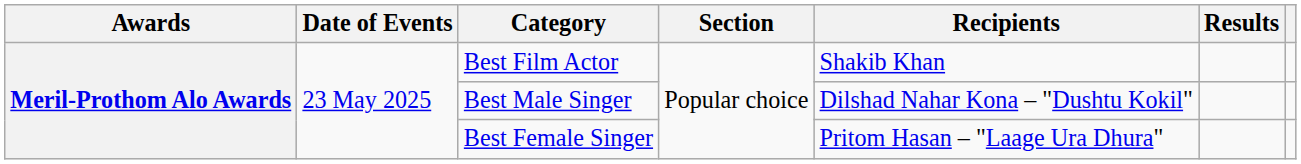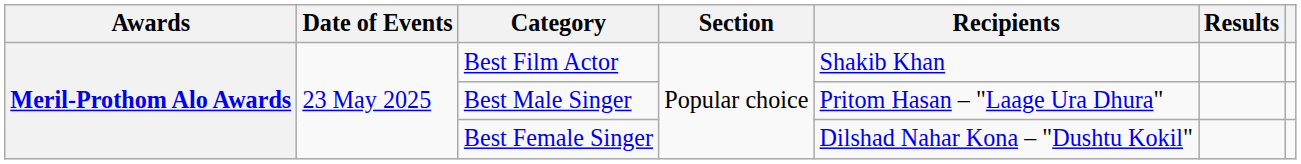(1006, 100) Dilshad Nahar Kona – "Dushtu Kokil" -> (991, 100) Pritom Hasan – "Laage Ura Dhura"
(991, 138) Pritom Hasan – "Laage Ura Dhura" -> (1006, 138) Dilshad Nahar Kona – "Dushtu Kokil"
